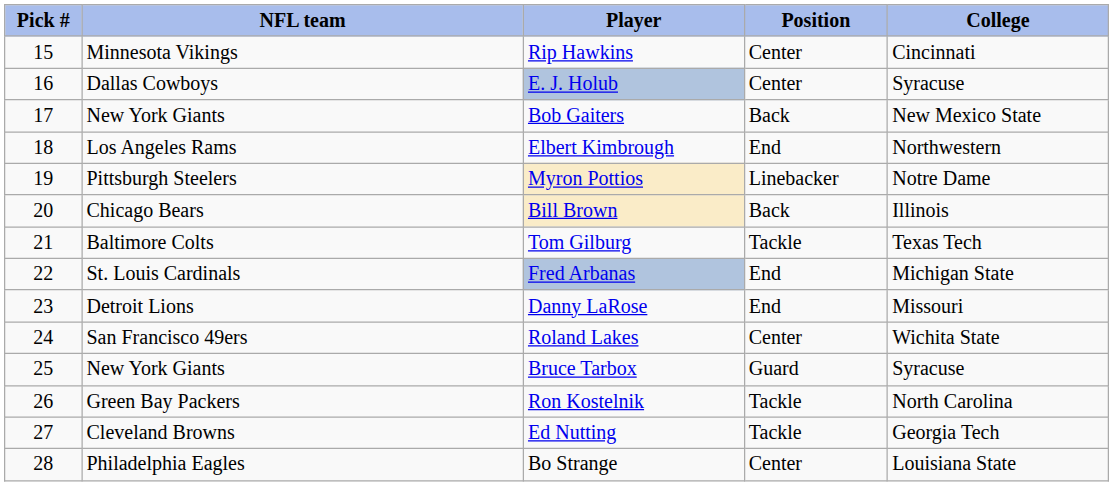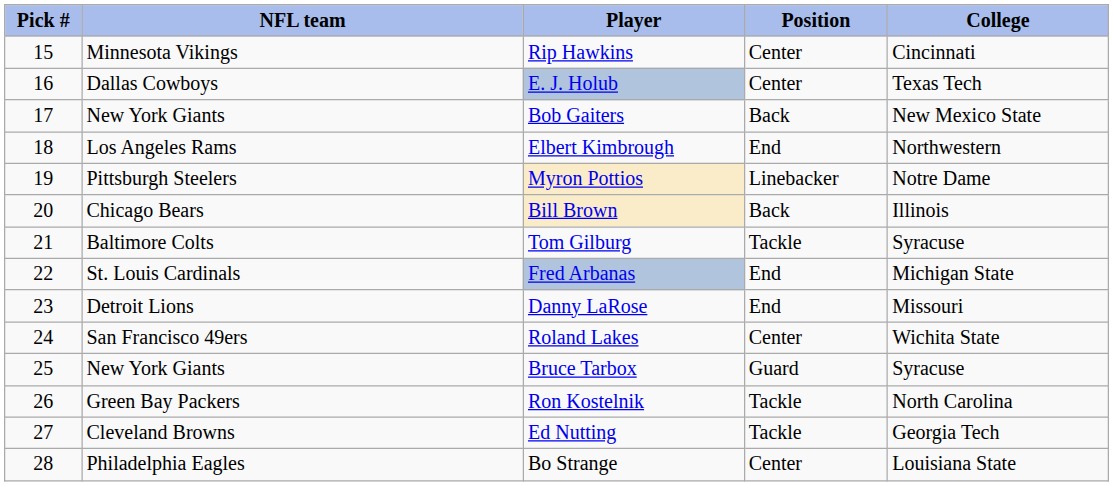(928, 83) Syracuse -> (937, 83) Texas Tech
(937, 242) Texas Tech -> (928, 242) Syracuse
